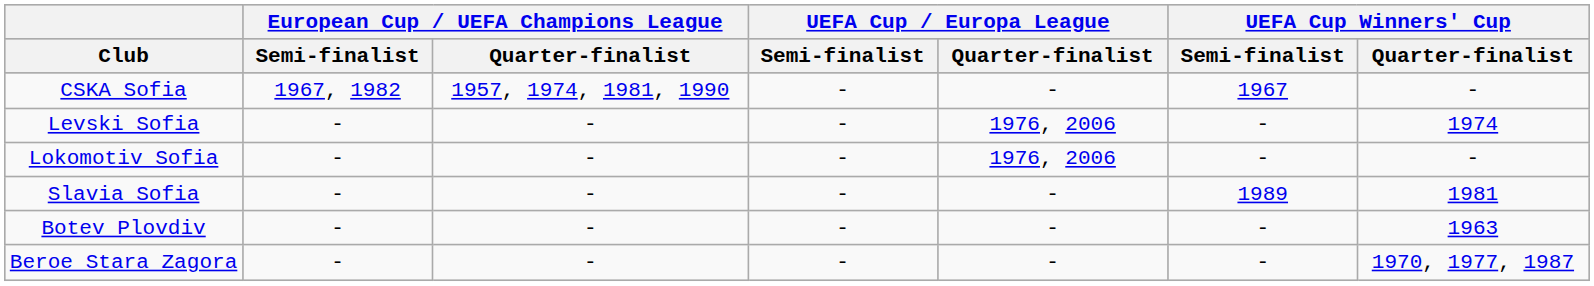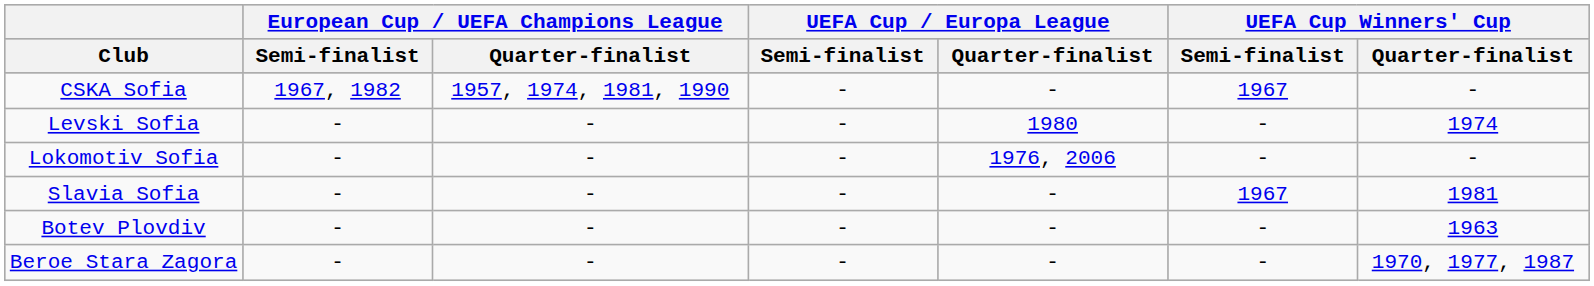(1053, 125) 1976, 2006 -> (1053, 125) 1980
(1263, 194) 1989 -> (1263, 194) 1967
